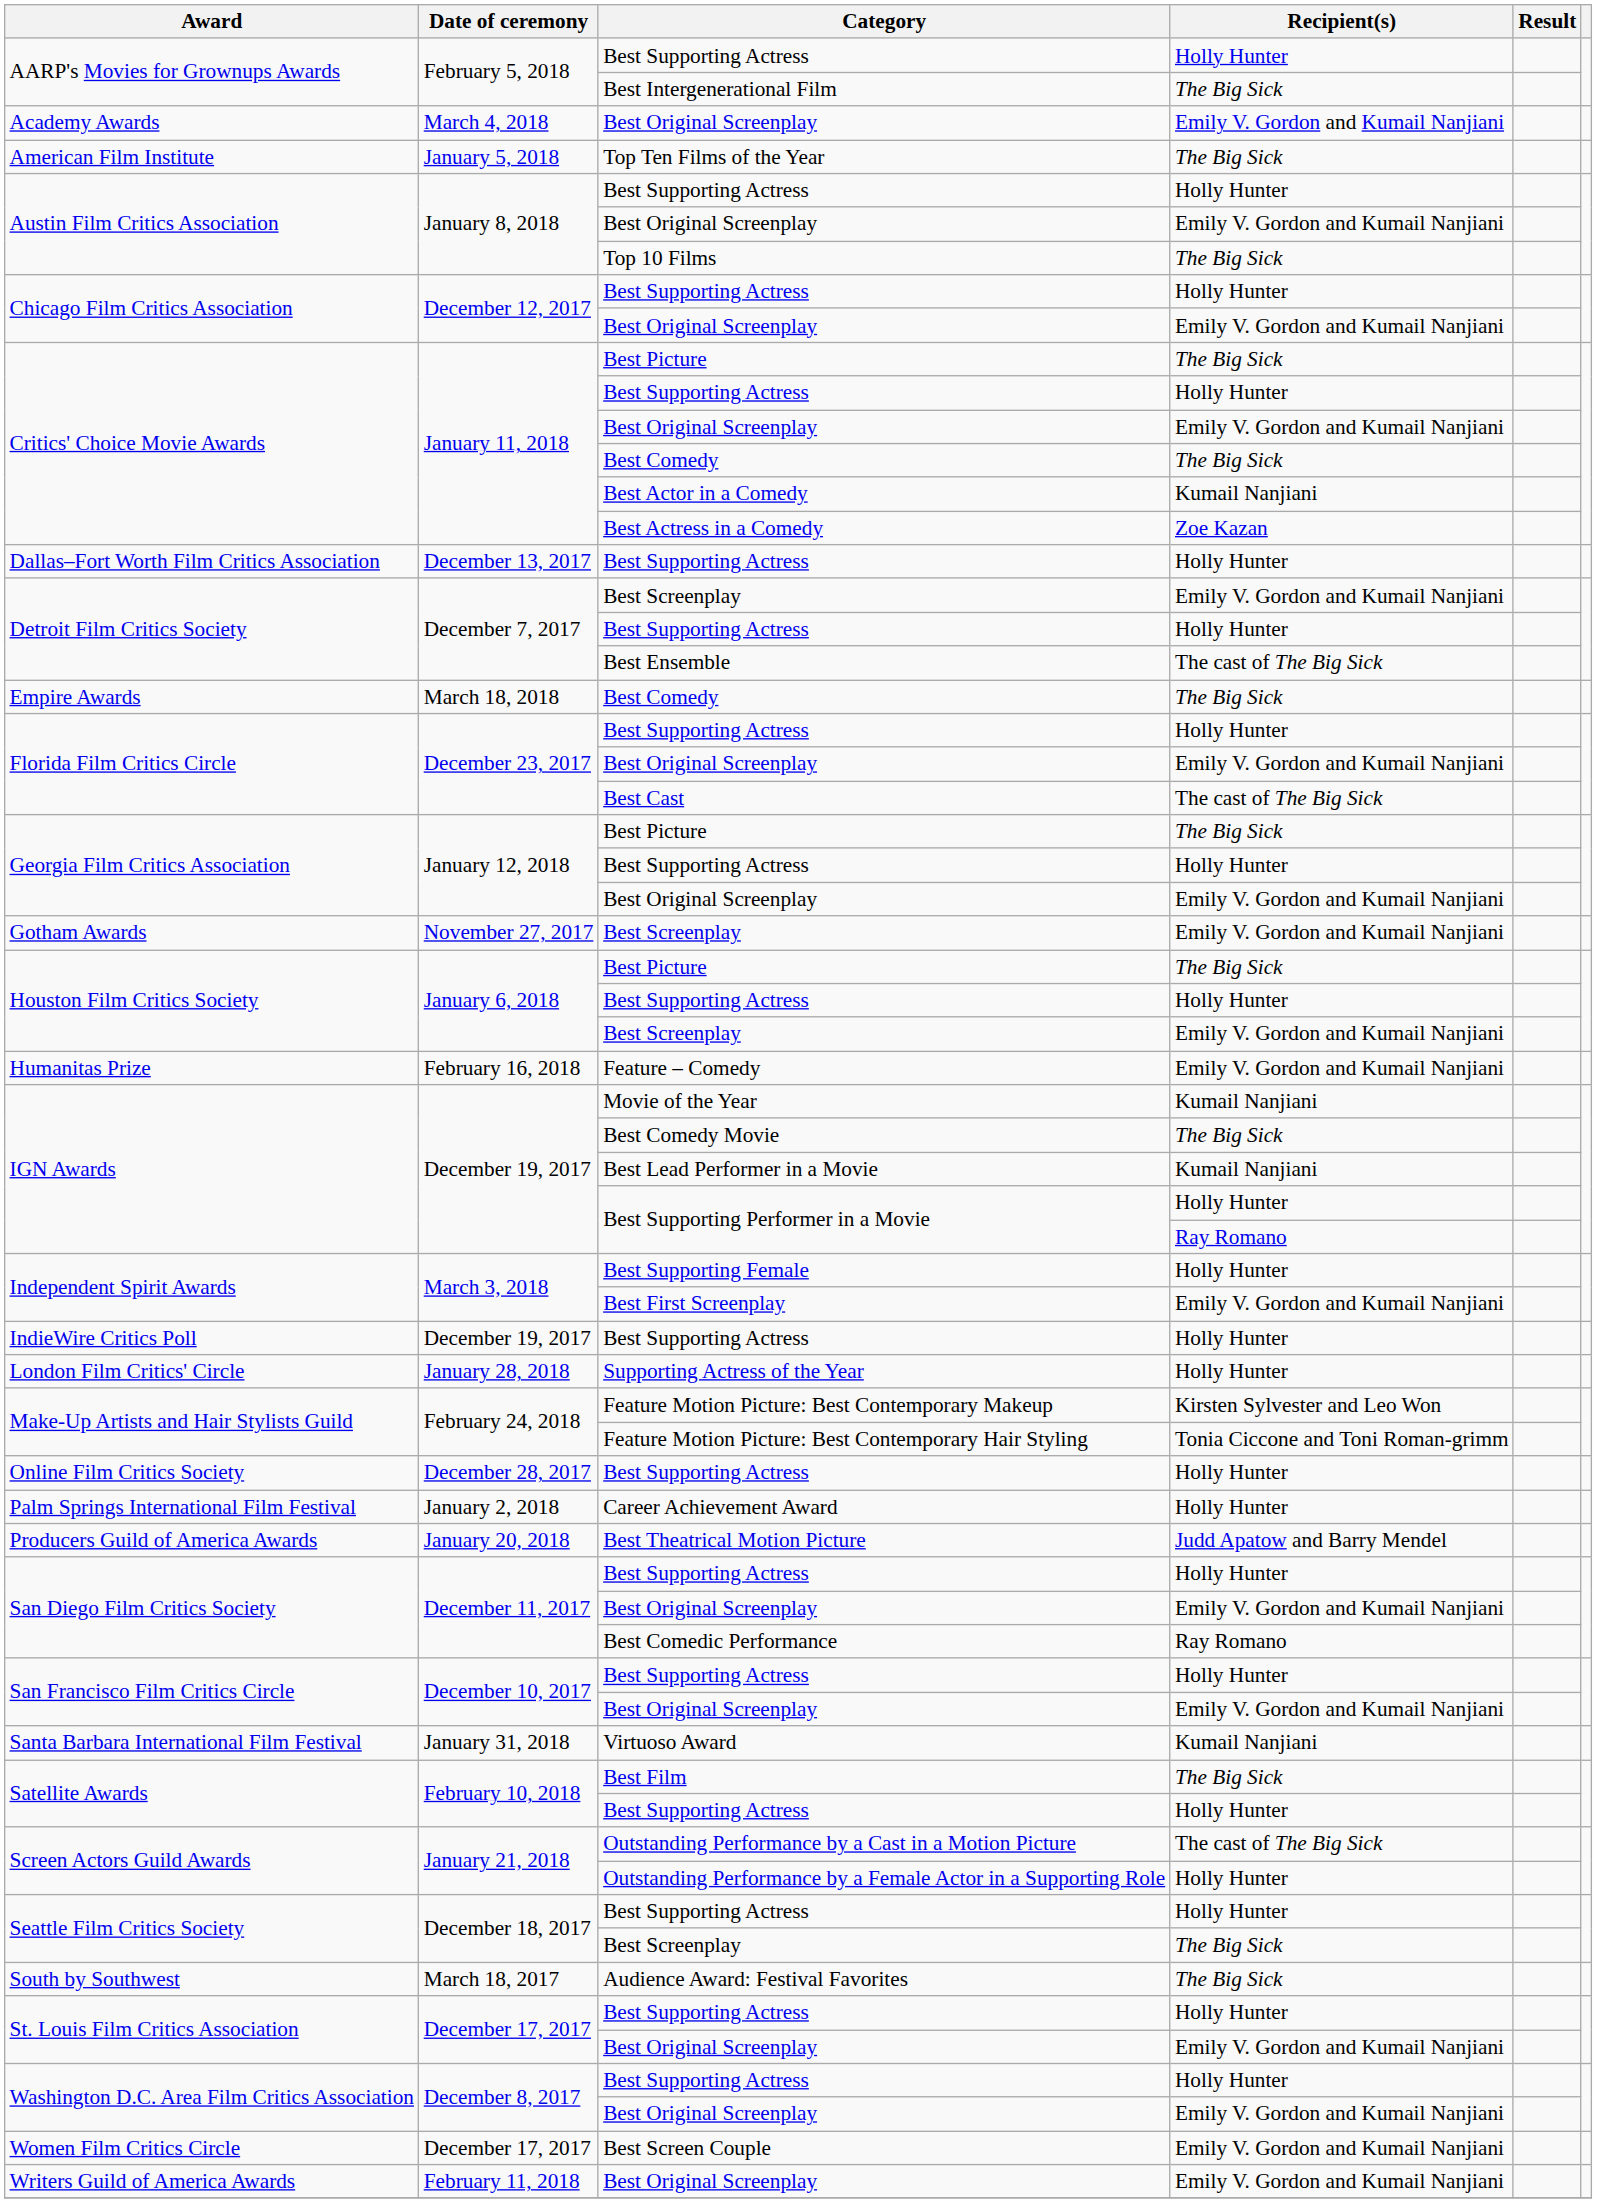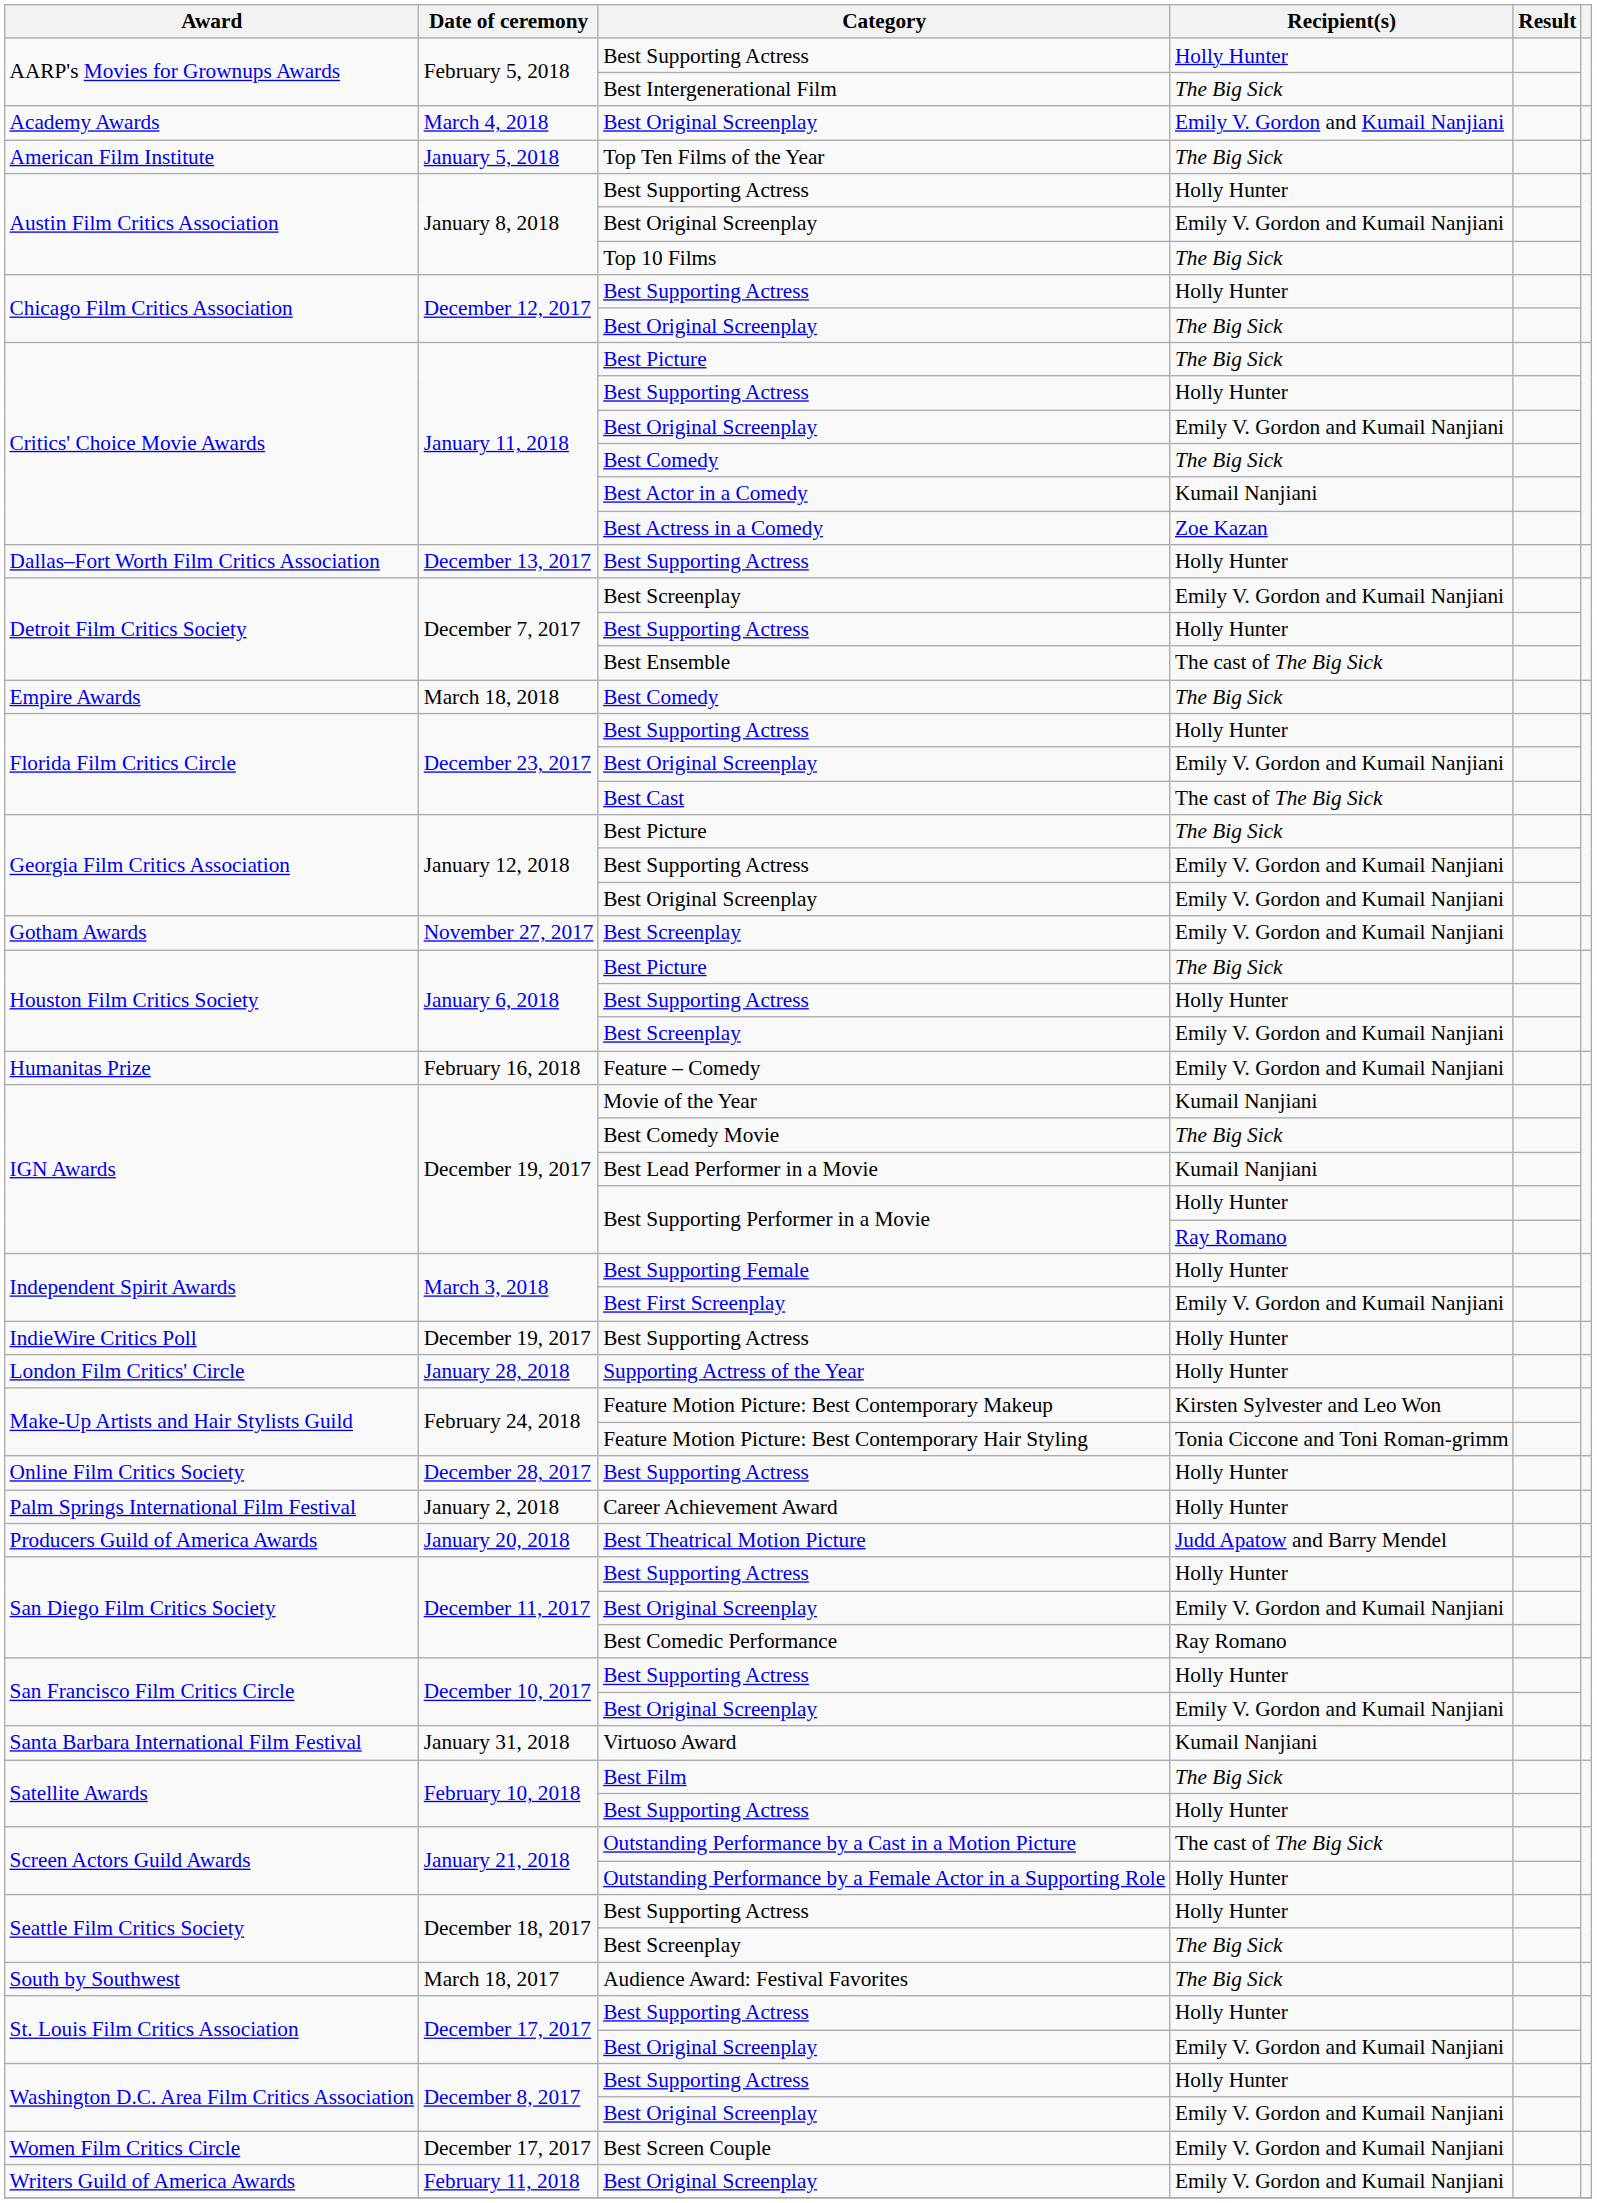(1340, 325) Emily V. Gordon and Kumail Nanjiani -> (1229, 325) The Big Sick
(1231, 865) Holly Hunter -> (1340, 865) Emily V. Gordon and Kumail Nanjiani
